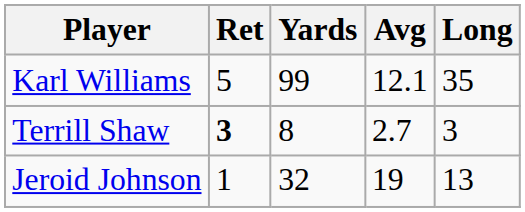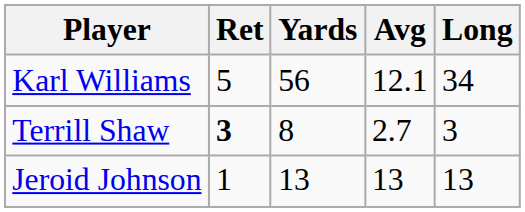(294, 79) 99 -> (294, 79) 56
(458, 79) 35 -> (458, 79) 34
(294, 180) 32 -> (294, 180) 13
(388, 180) 19 -> (388, 180) 13
